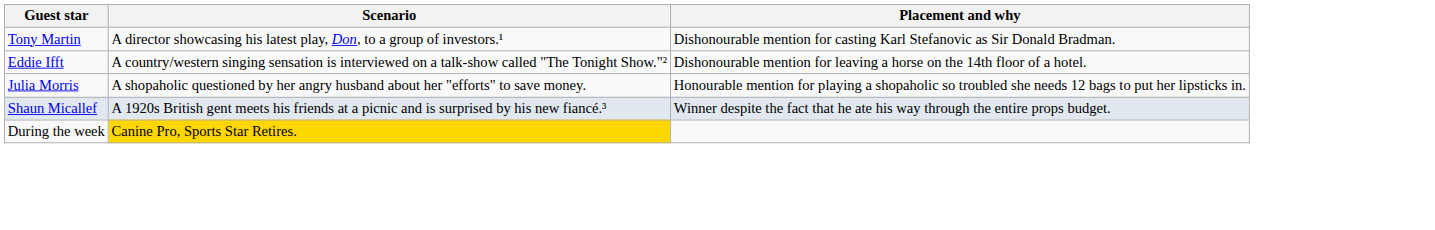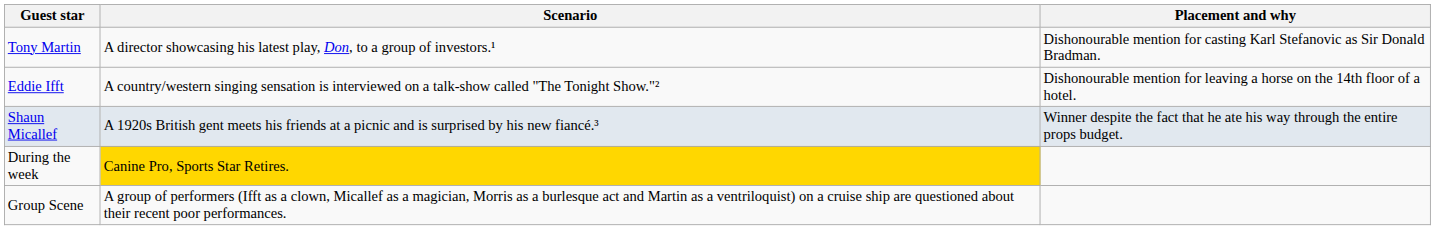- row: (43, 85)
+ row: (46, 205)
